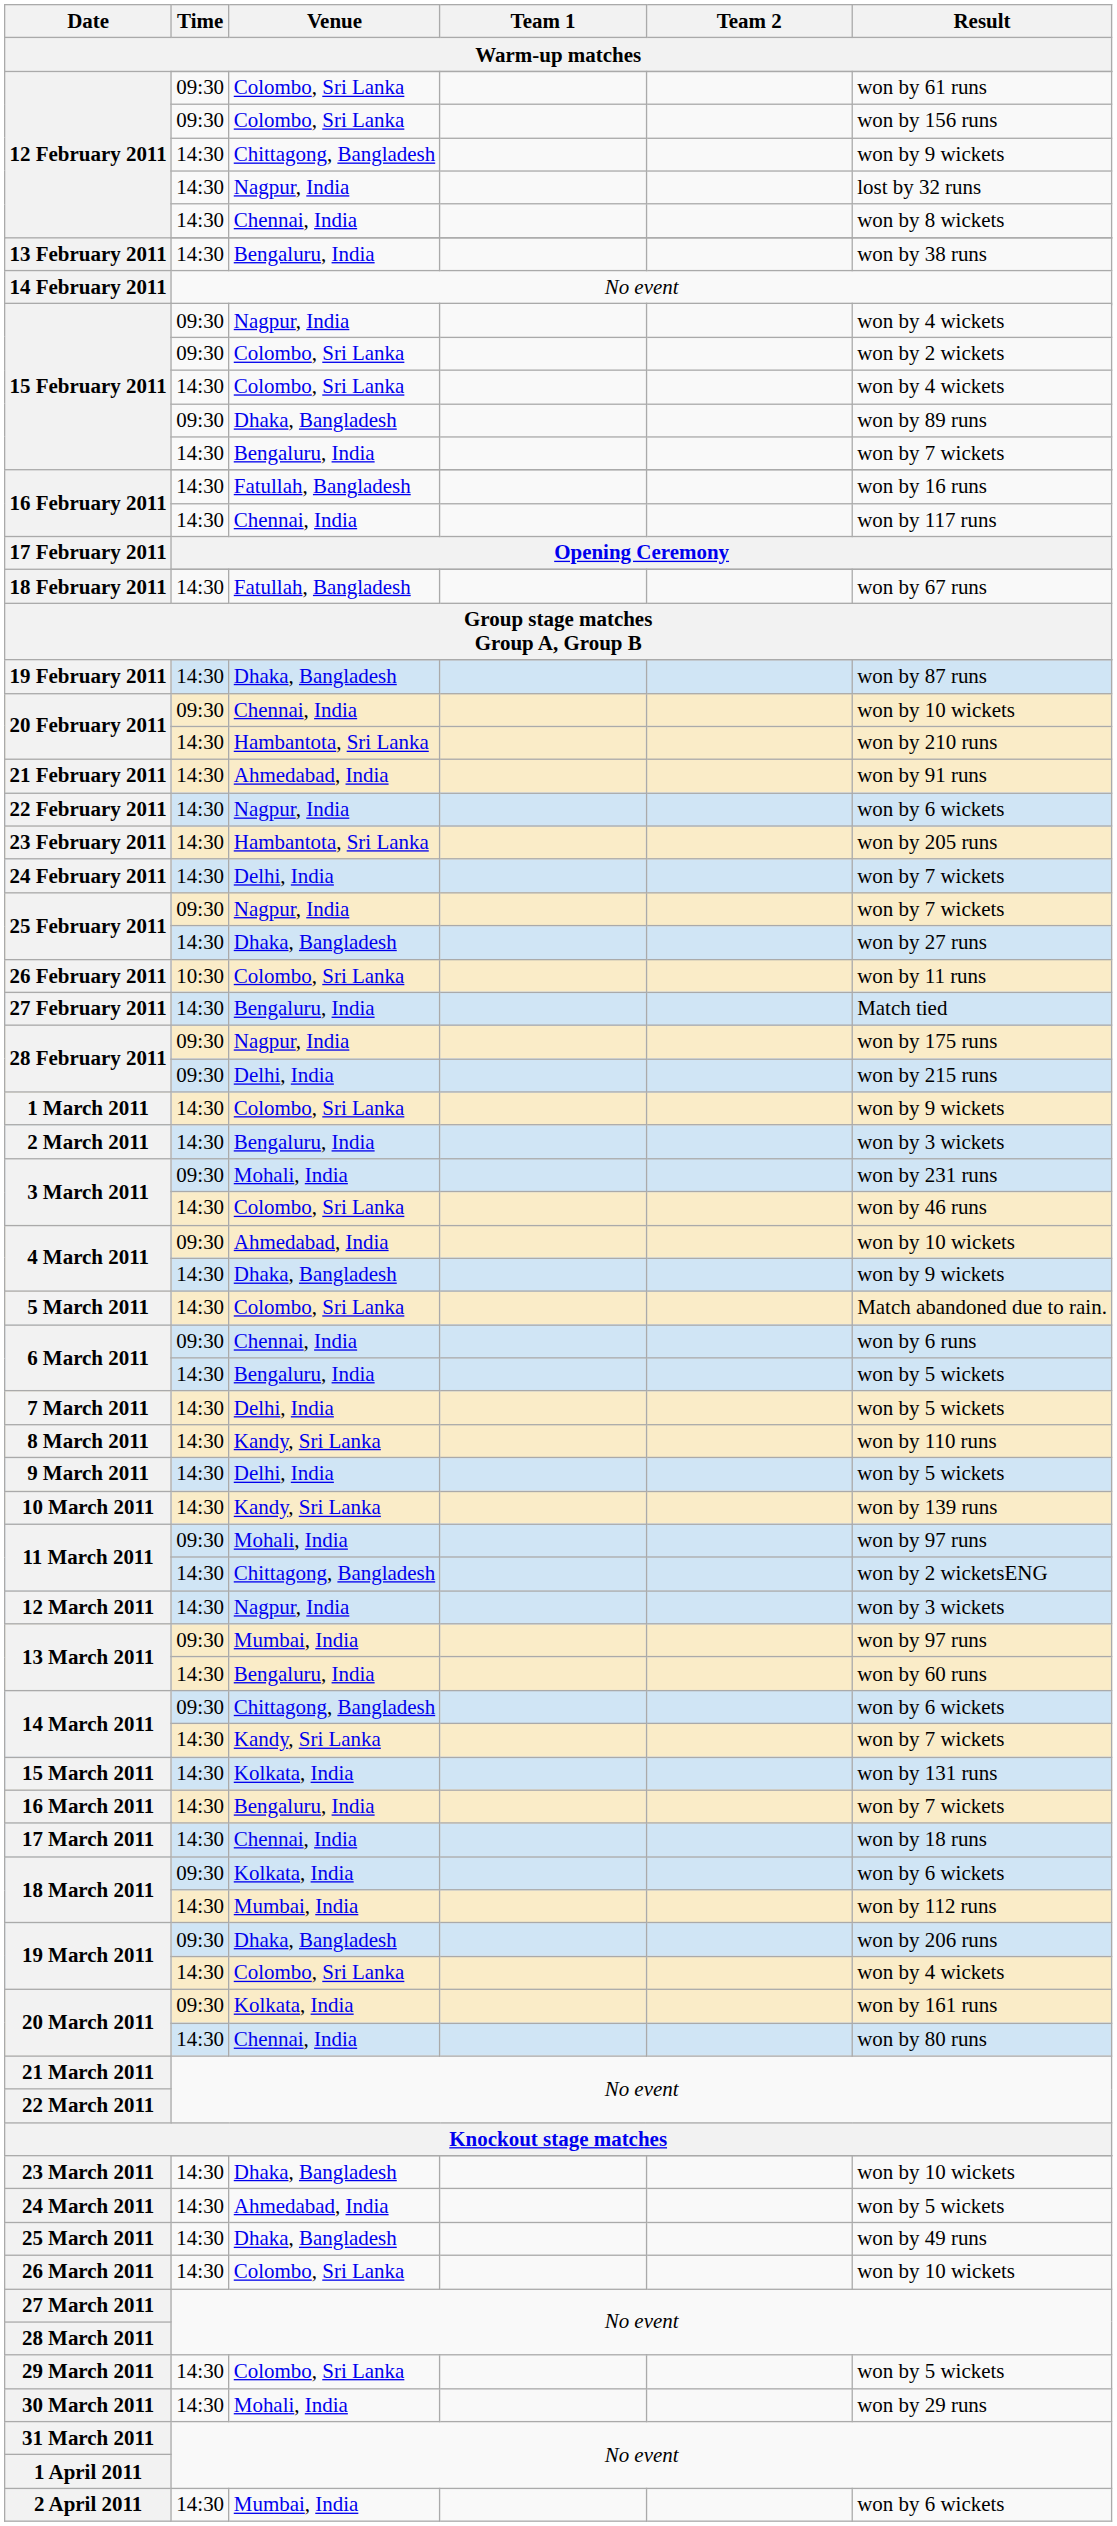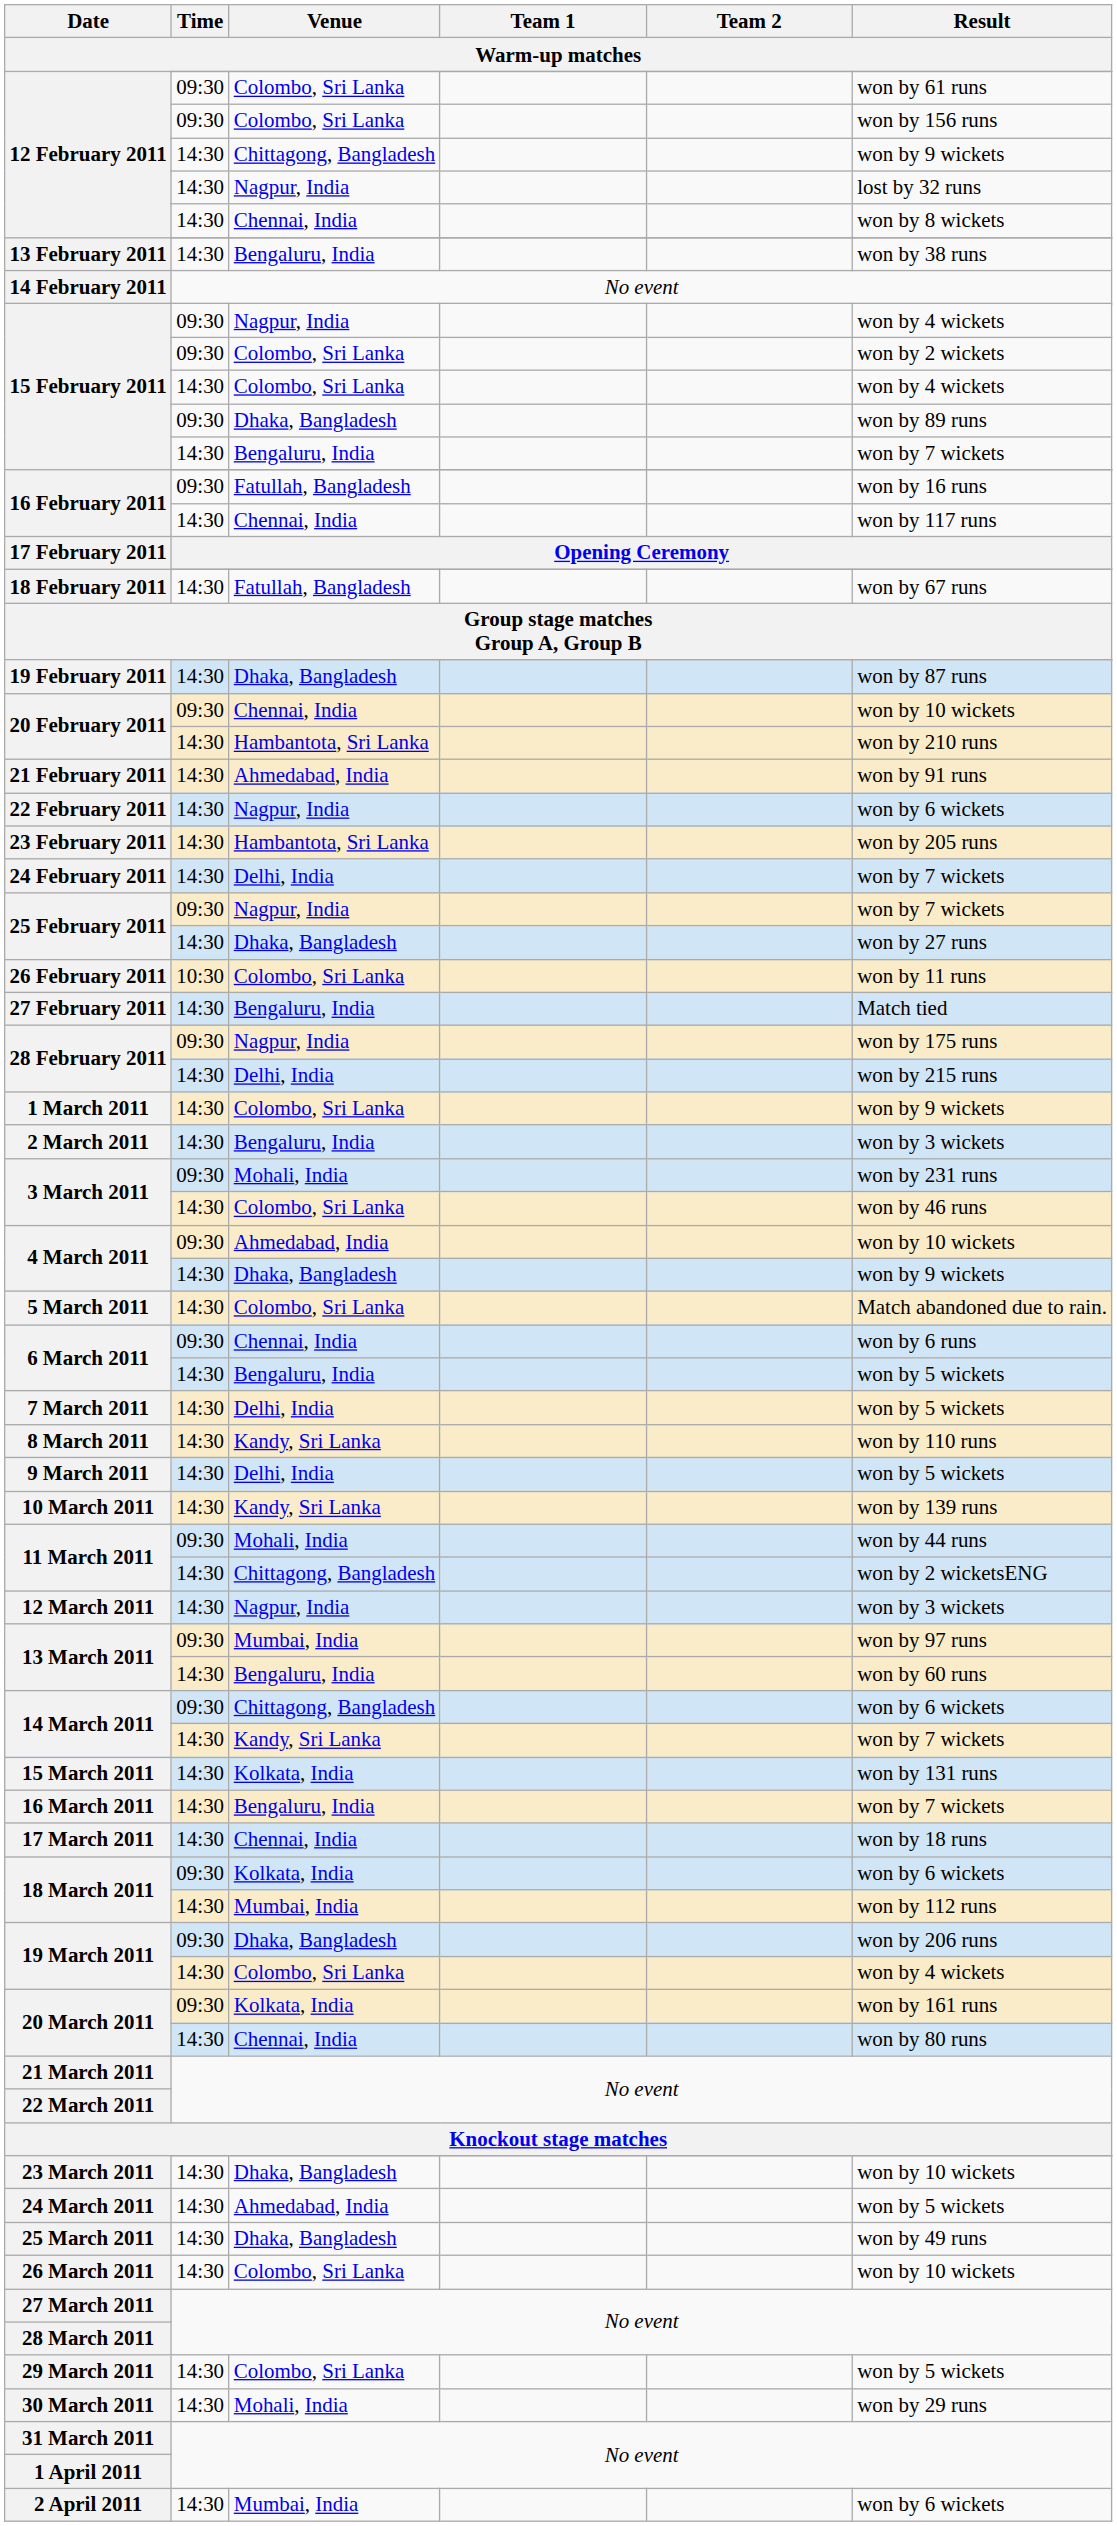(200, 486) 14:30 -> (200, 486) 09:30
(200, 1075) 09:30 -> (200, 1075) 14:30
(922, 1540) won by 97 runs -> (922, 1540) won by 44 runs
